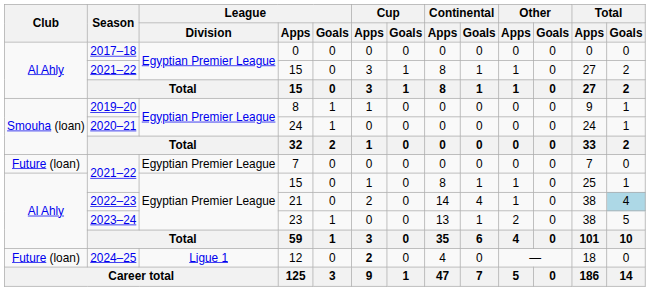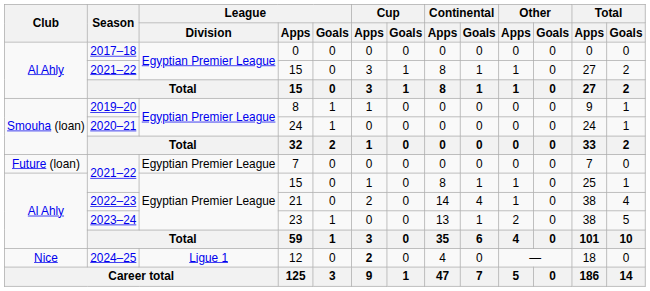(626, 201) lightblue background -> (626, 201) no background
(46, 257) Future (loan) -> (46, 257) Nice
